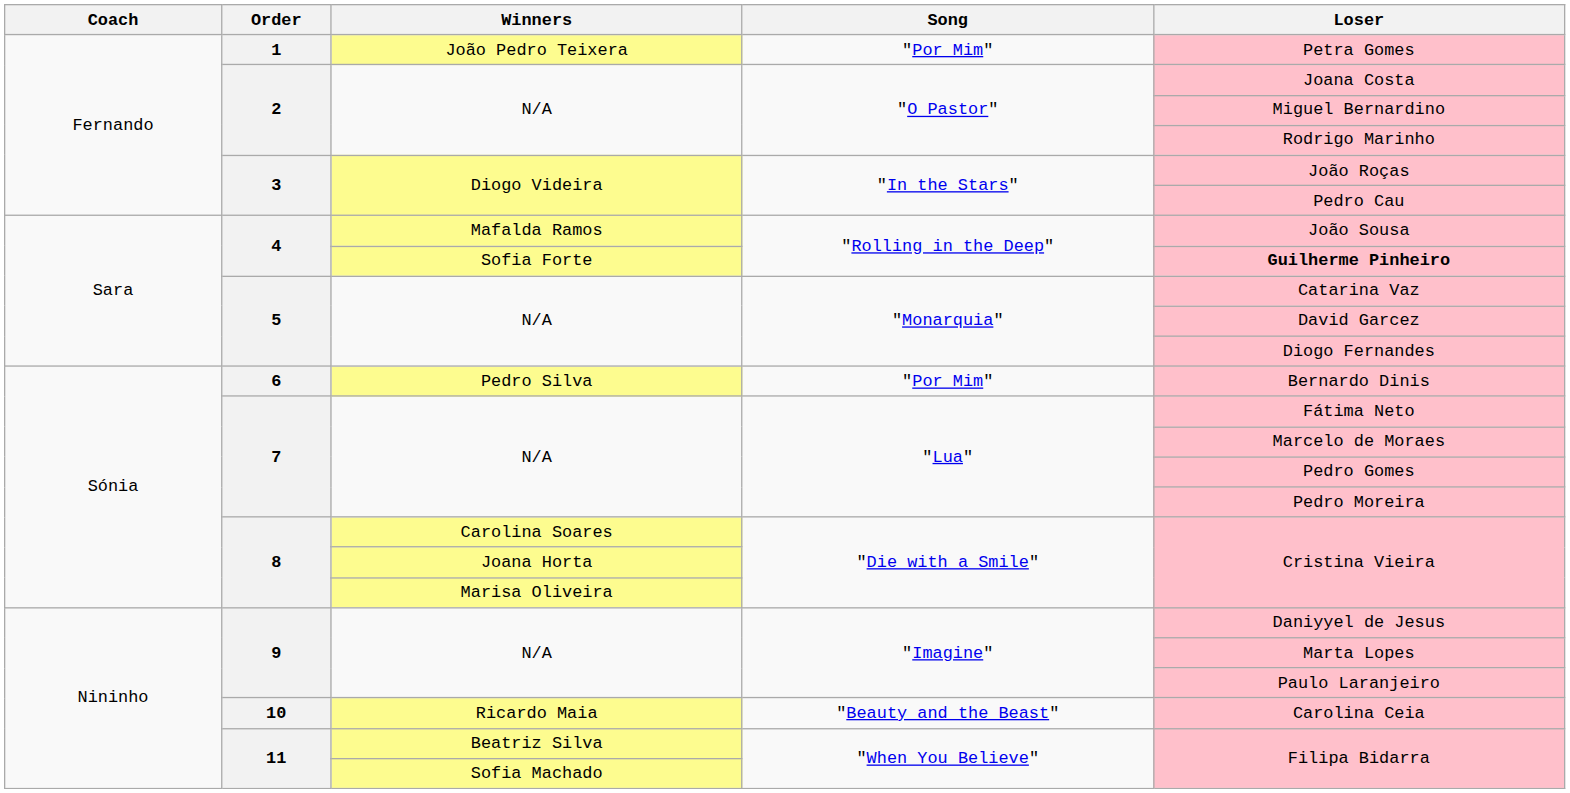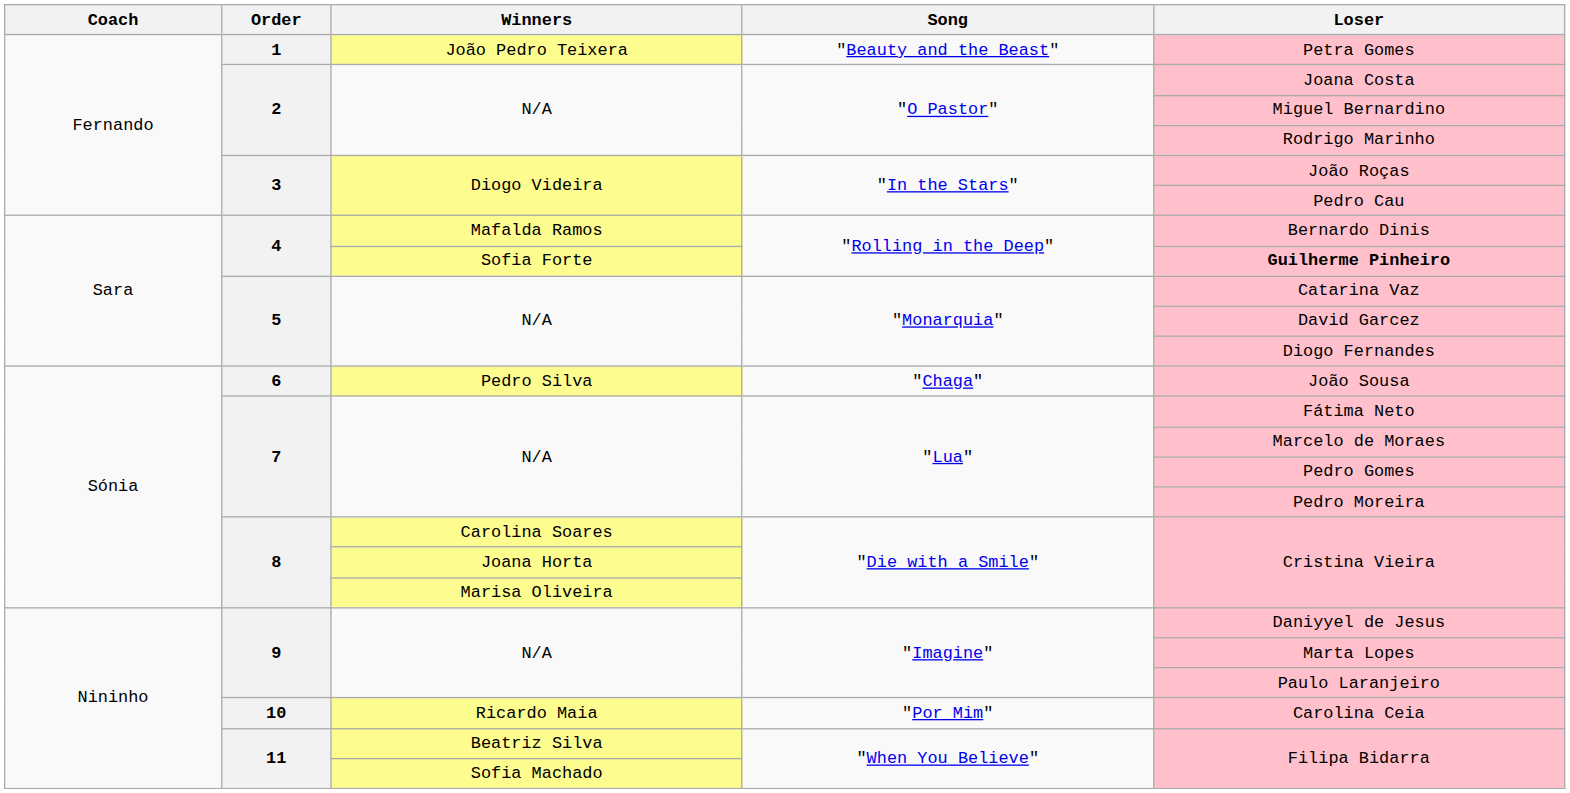(948, 50) "Por Mim" -> (948, 50) "Beauty and the Beast"
(1359, 231) João Sousa -> (1359, 231) Bernardo Dinis
(948, 381) "Por Mim" -> (948, 381) "Chaga"
(1359, 381) Bernardo Dinis -> (1359, 381) João Sousa
(948, 713) "Beauty and the Beast" -> (948, 713) "Por Mim"
